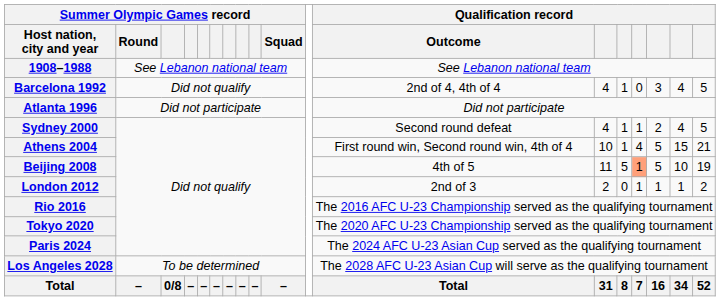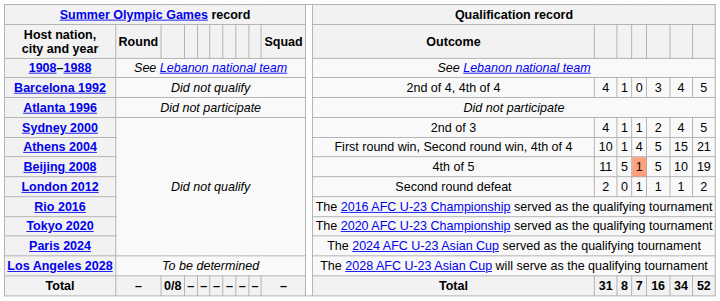(453, 128) Second round defeat -> (453, 128) 2nd of 3
(453, 187) 2nd of 3 -> (453, 187) Second round defeat
